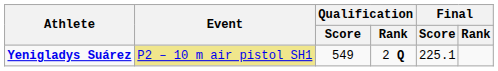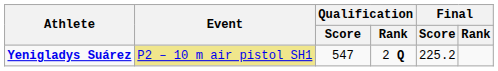(343, 55) 549 -> (343, 55) 547
(437, 55) 225.1 -> (437, 55) 225.2
